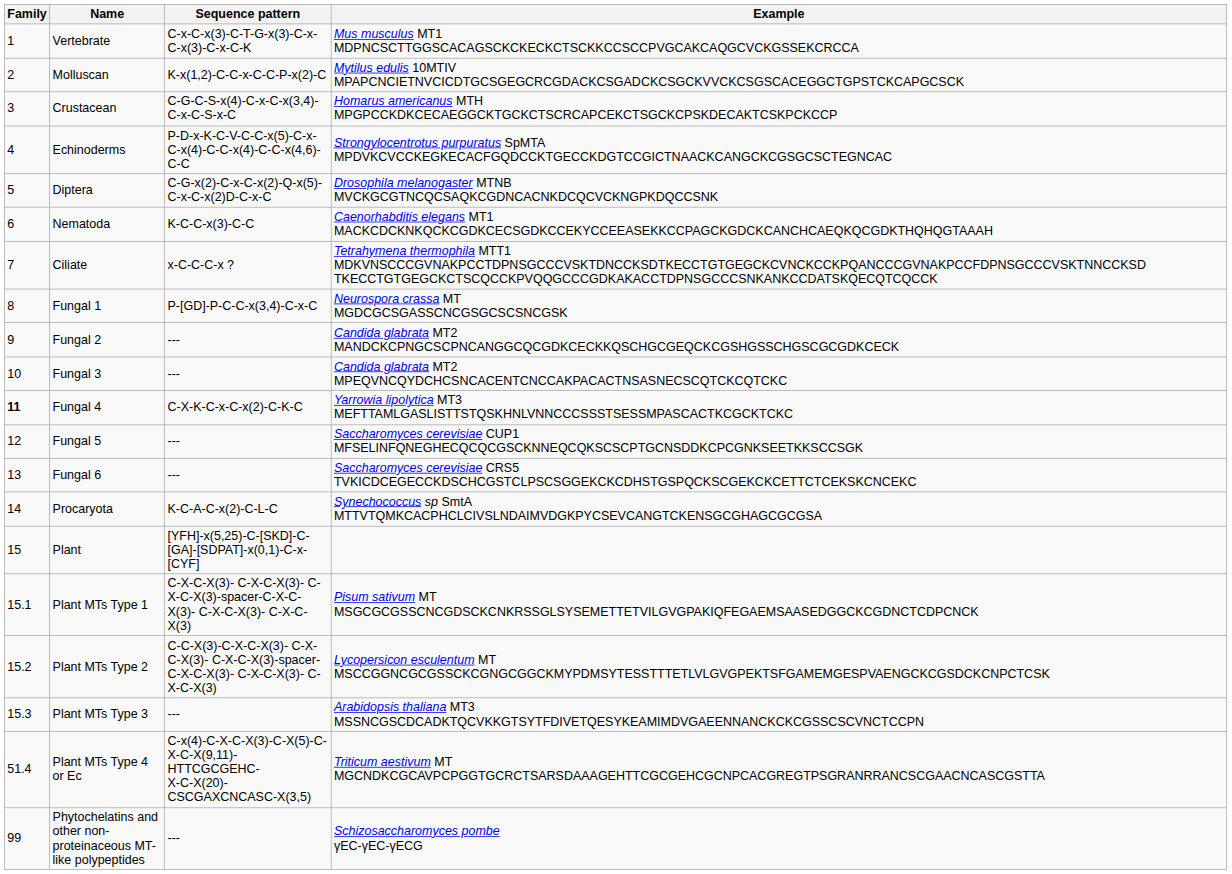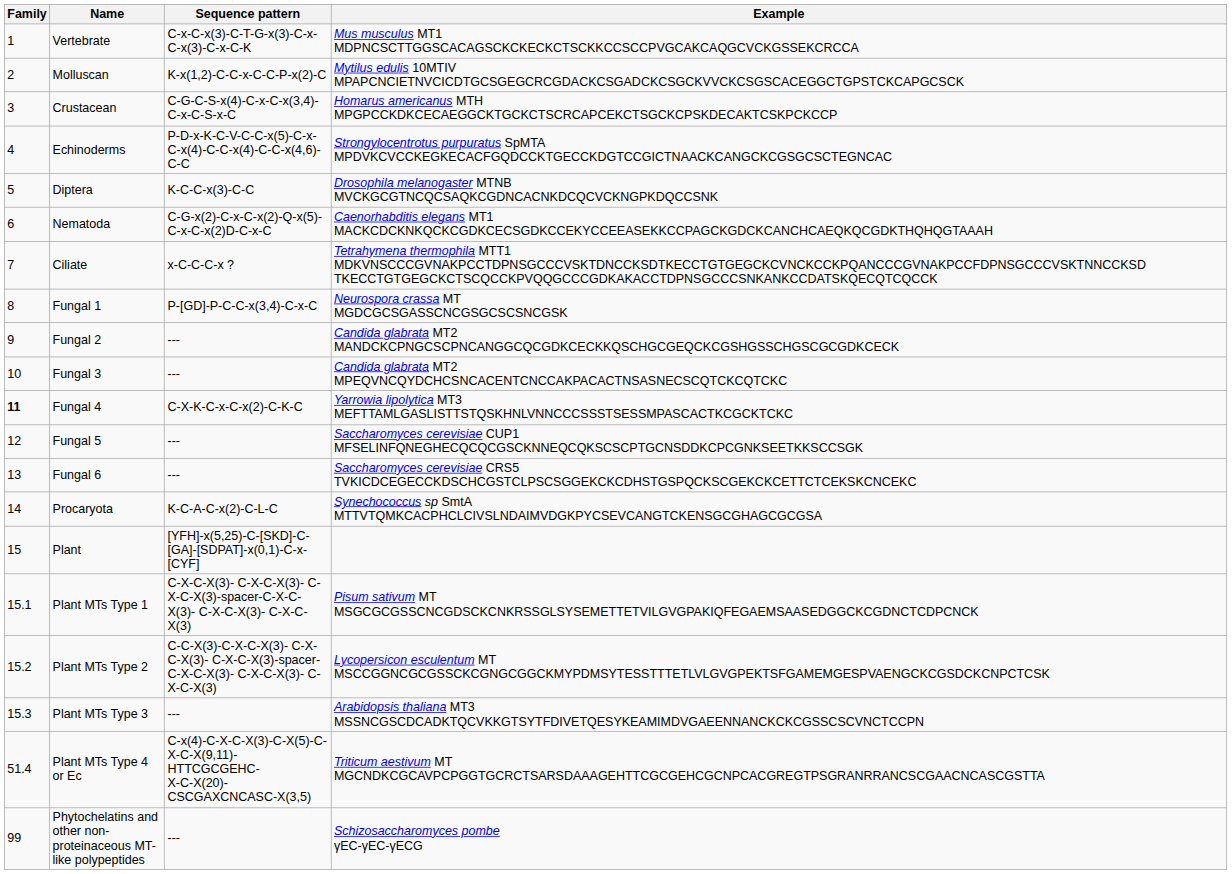(245, 190) C-G-x(2)-C-x-C-x(2)-Q-x(5)-C-x-C-x(2)D-C-x-C -> (211, 190) K-C-C-x(3)-C-C
(211, 224) K-C-C-x(3)-C-C -> (245, 224) C-G-x(2)-C-x-C-x(2)-Q-x(5)-C-x-C-x(2)D-C-x-C
